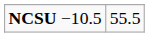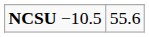(125, 18) 55.5 -> (125, 18) 55.6
